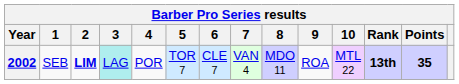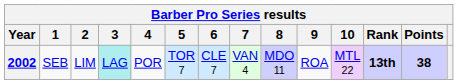(85, 62) bold -> (85, 62) normal
(425, 62) 35 -> (424, 62) 38
